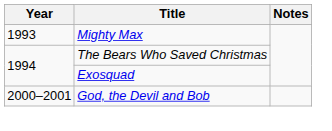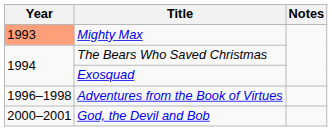(22, 34) no background -> (22, 34) lightsalmon background
+ row: (180, 95)
